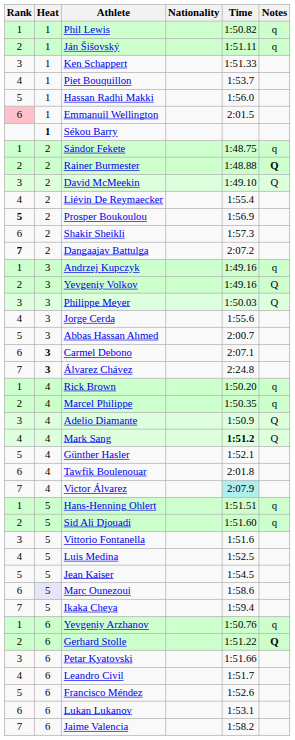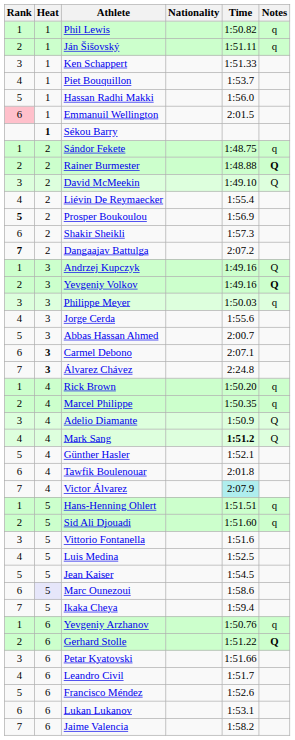(274, 268) q -> (274, 268) Q
(274, 285) normal -> (274, 285) bold
(274, 302) Q -> (274, 302) q
